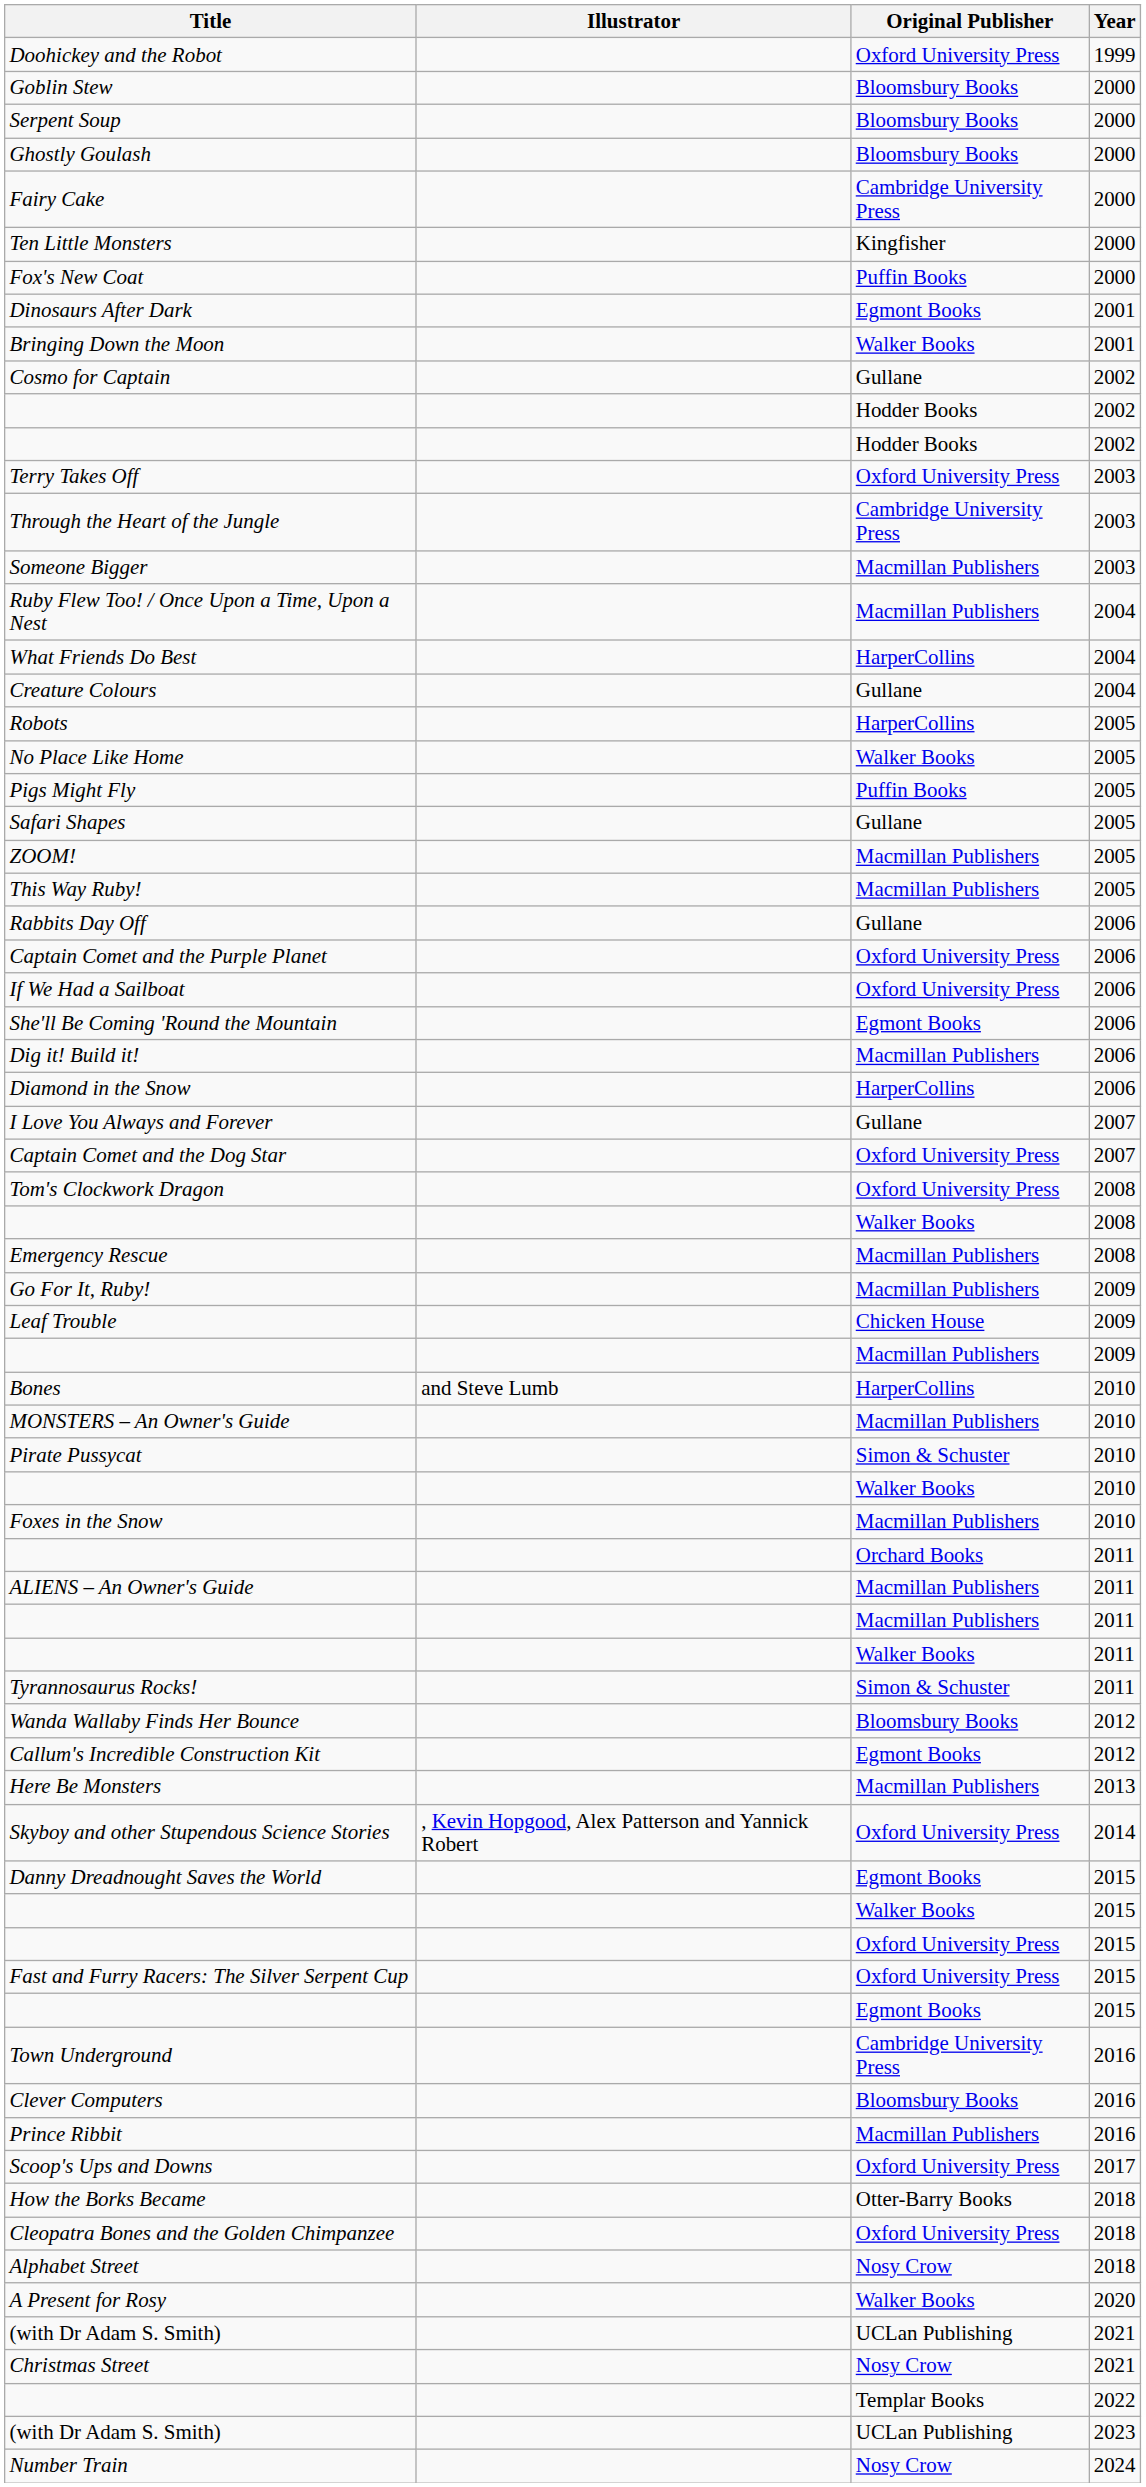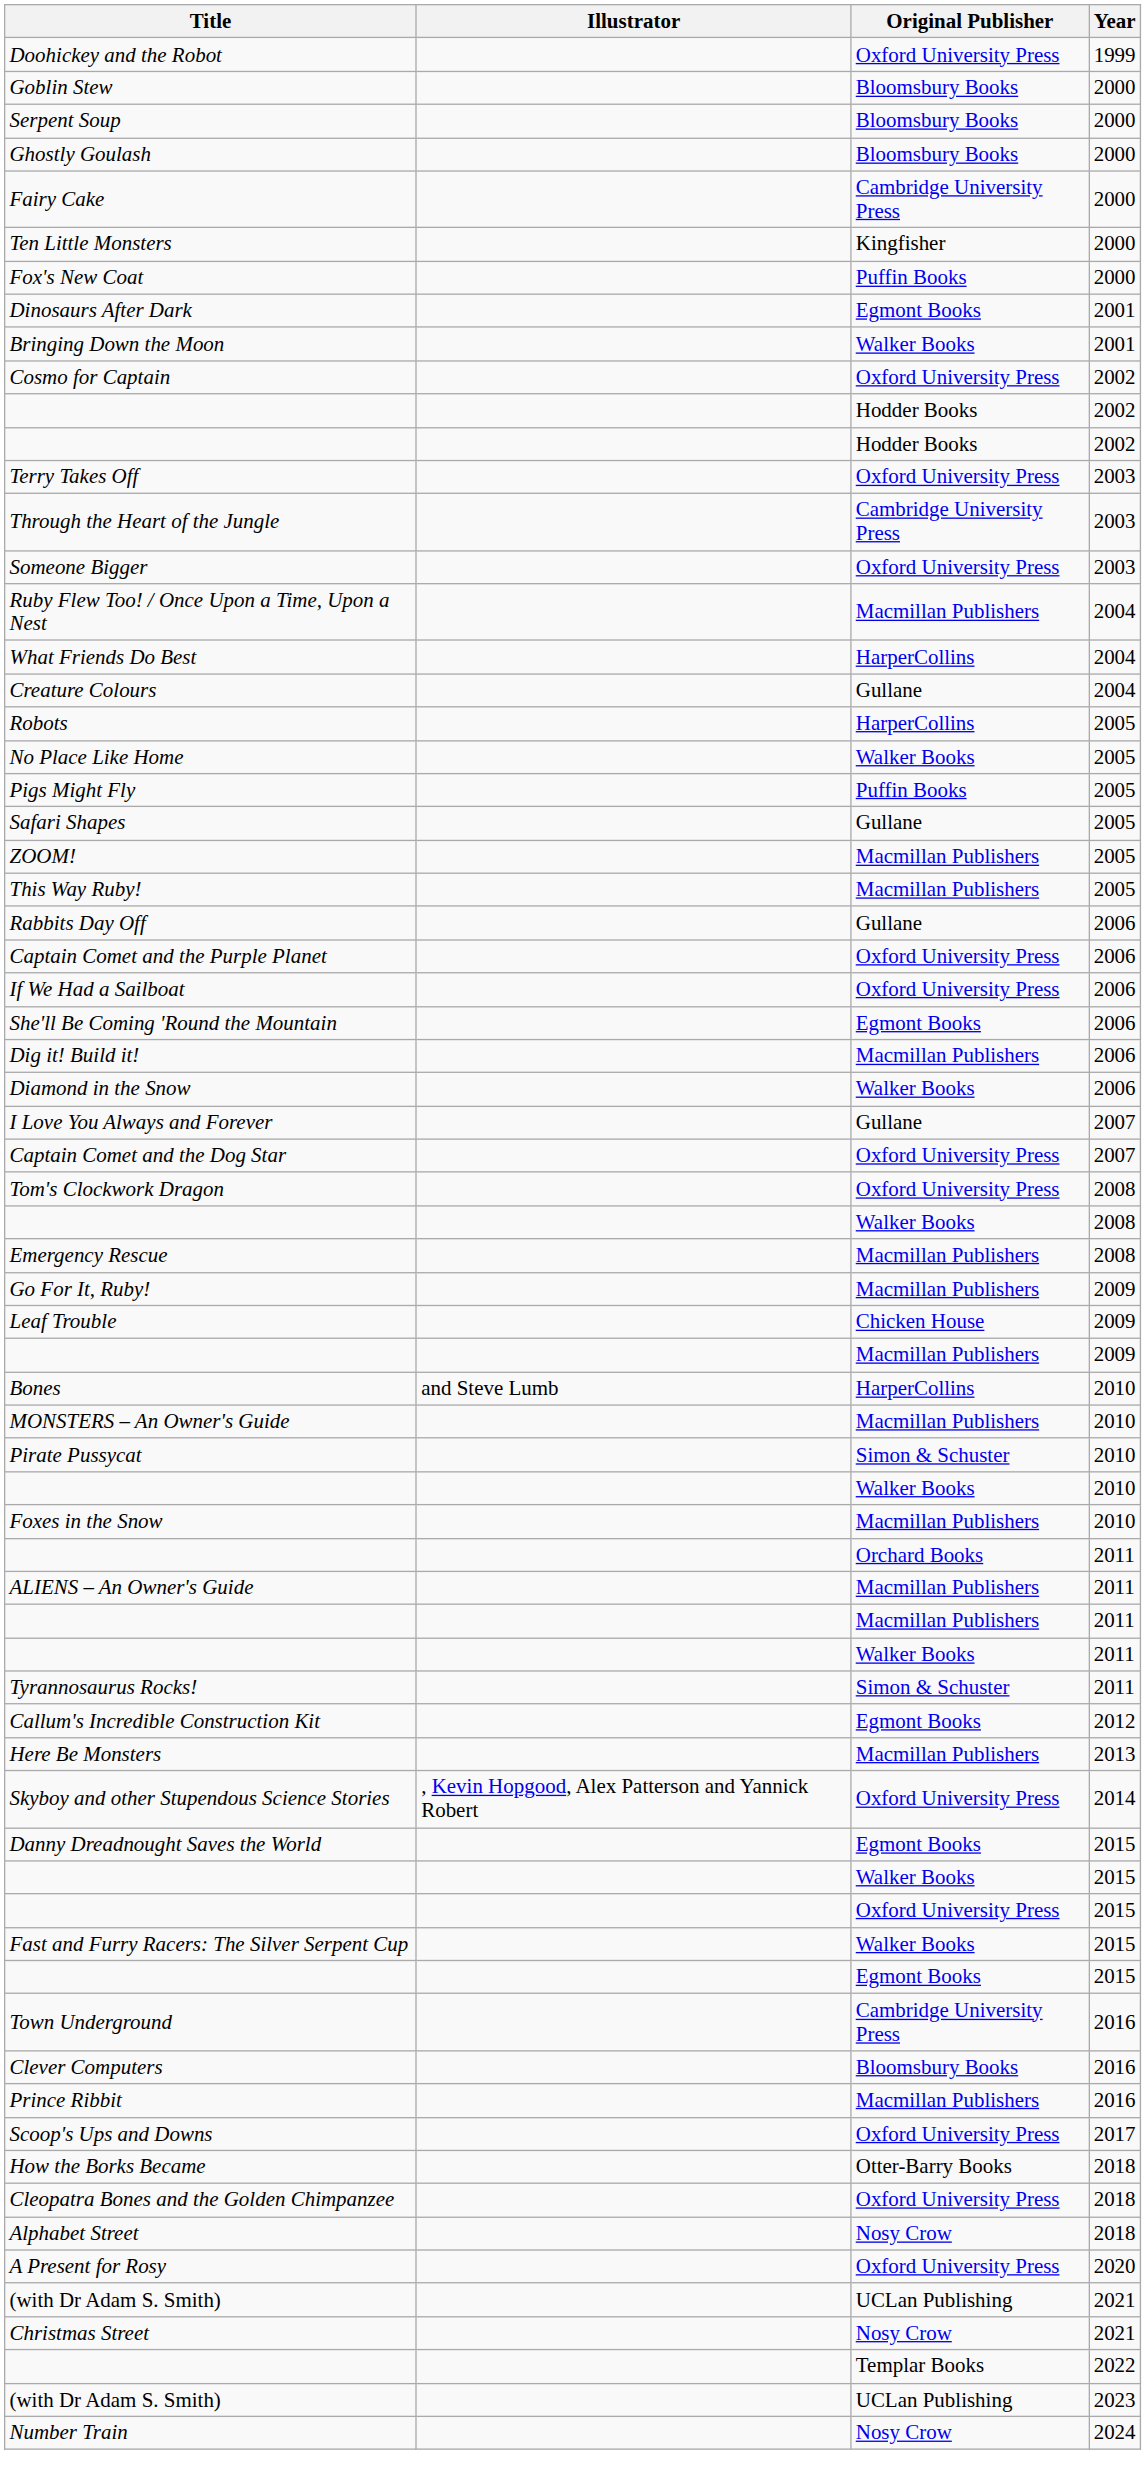(889, 377) Gullane -> (958, 377) Oxford University Press
(947, 566) Macmillan Publishers -> (958, 566) Oxford University Press
(915, 1089) HarperCollins -> (915, 1089) Walker Books
- row: (154, 1720)
(958, 1976) Oxford University Press -> (915, 1943) Walker Books
(915, 2299) Walker Books -> (958, 2266) Oxford University Press
